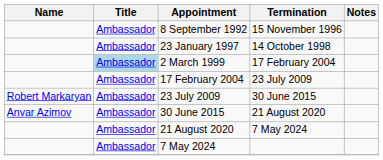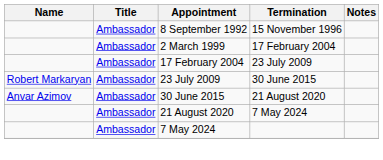- row: (200, 46)
(126, 63) lightblue background -> (126, 46) no background
